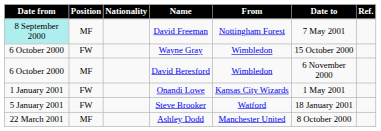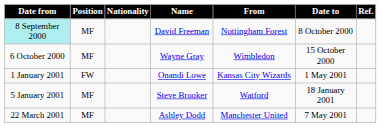(324, 31) 7 May 2001 -> (326, 31) 8 October 2000
(86, 51) FW -> (88, 56) MF
- row: (181, 71)
(86, 105) FW -> (88, 96) MF
(324, 119) 8 October 2000 -> (326, 115) 7 May 2001
